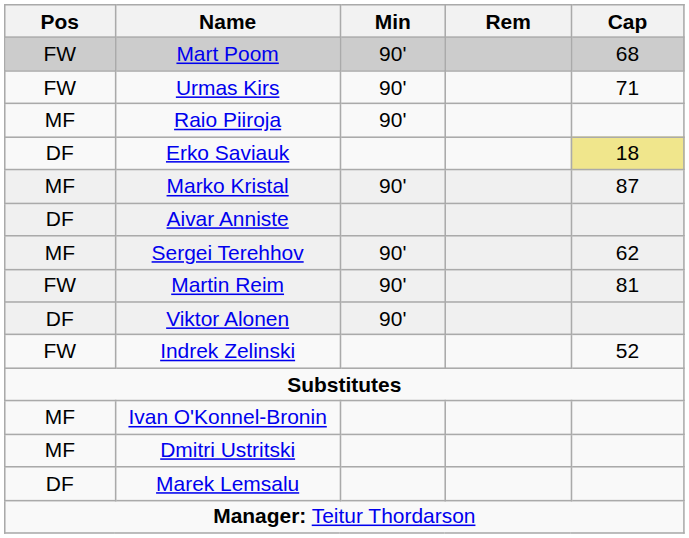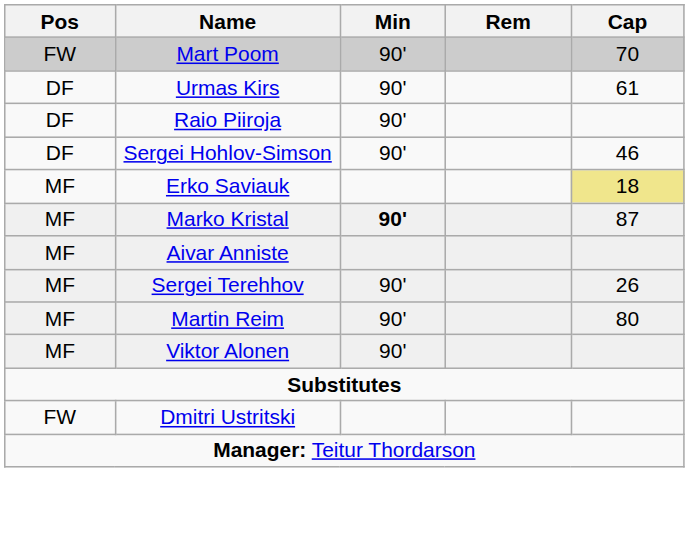(628, 54) 68 -> (628, 54) 70
(60, 87) FW -> (60, 87) DF
(628, 87) 71 -> (628, 87) 61
(60, 120) MF -> (60, 120) DF
+ row: (228, 153)
(60, 153) DF -> (60, 186) MF
(393, 186) normal -> (393, 219) bold
(60, 219) DF -> (60, 252) MF
(628, 252) 62 -> (628, 285) 26
(60, 285) FW -> (60, 318) MF
(628, 285) 81 -> (628, 318) 80
(60, 318) DF -> (60, 351) MF
- row: (228, 351)
- row: (228, 417)
(60, 450) MF -> (60, 417) FW
- row: (228, 483)
